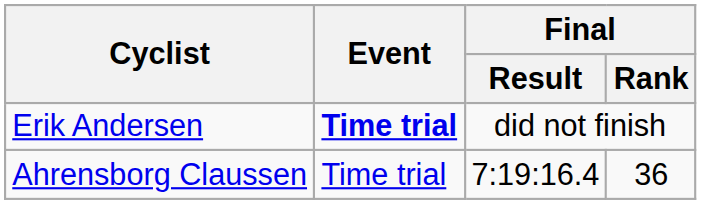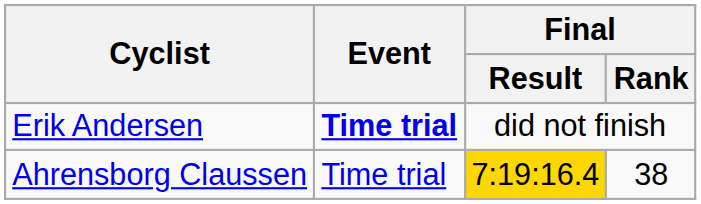(535, 175) no background -> (535, 175) gold background
(651, 175) 36 -> (651, 175) 38
